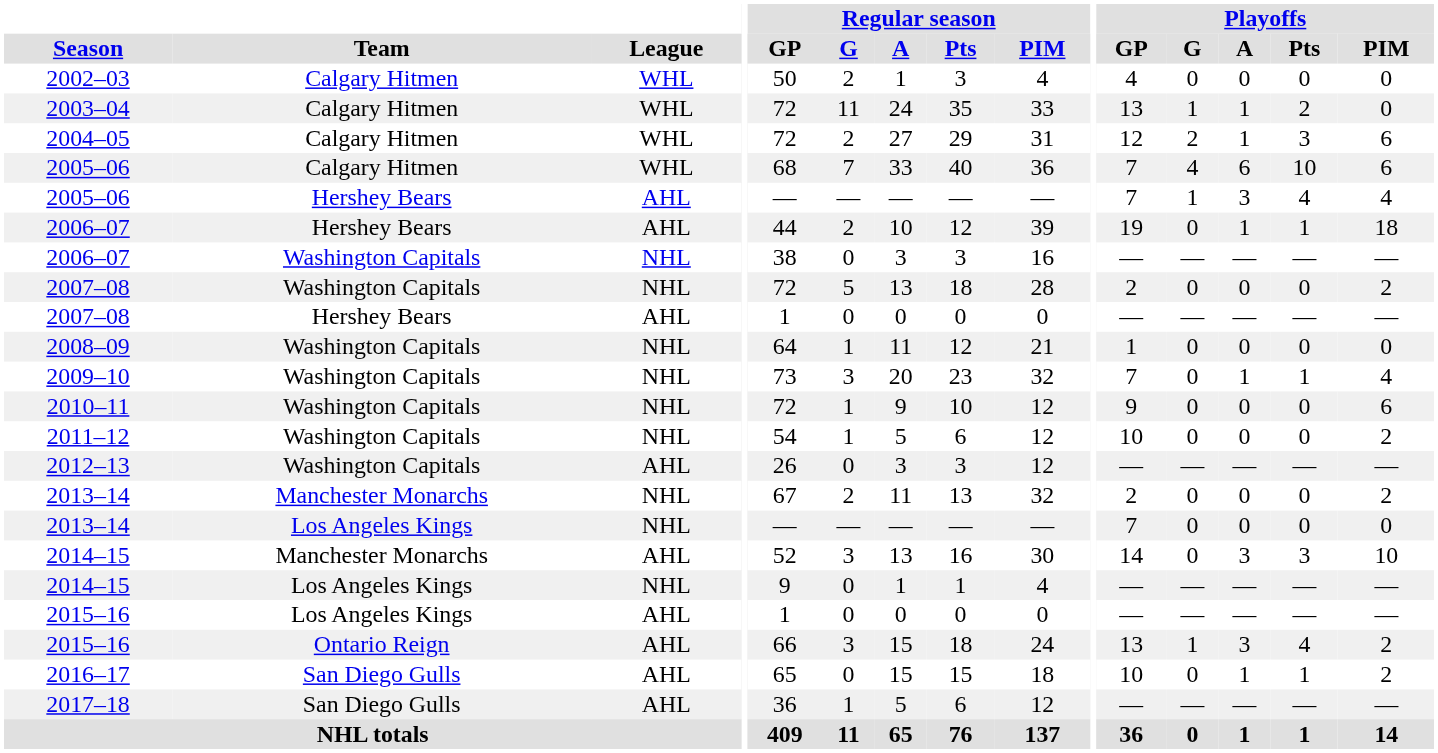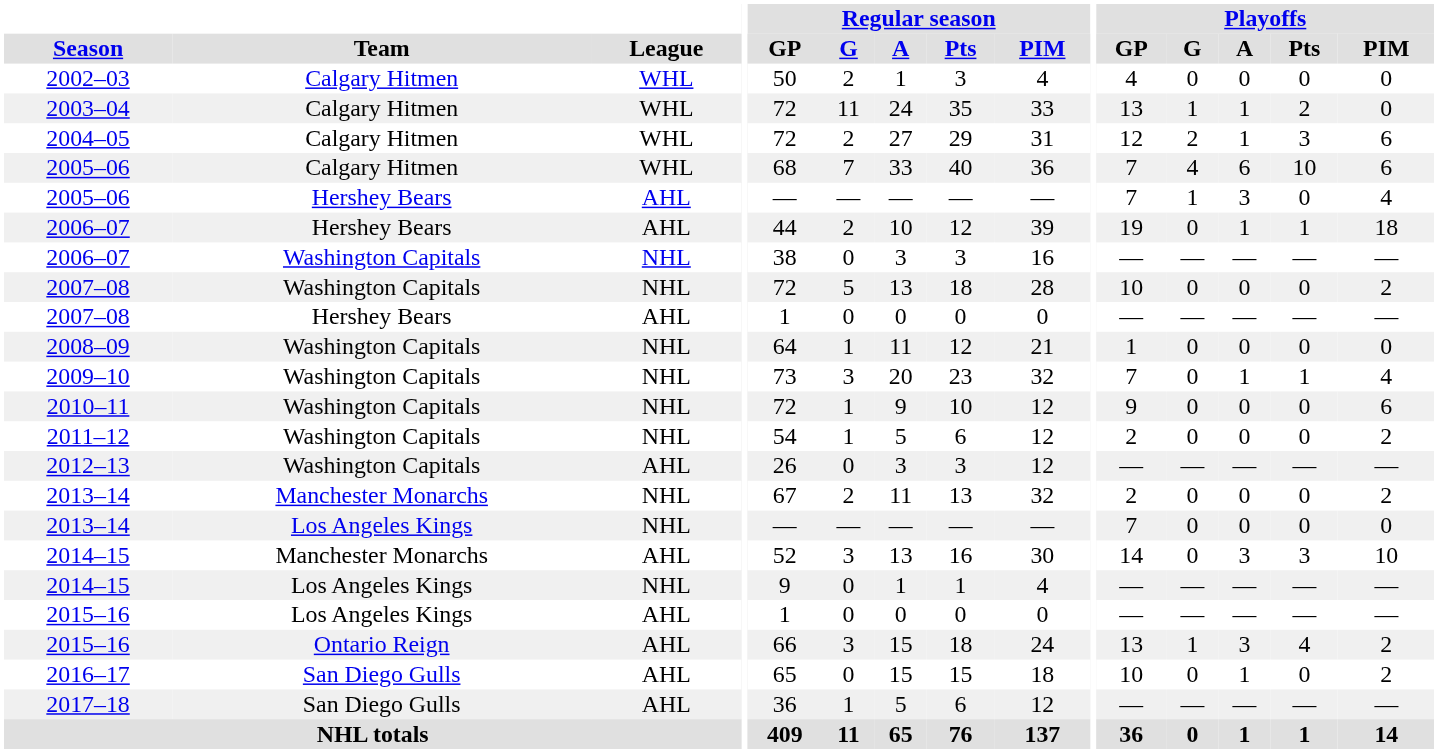(1304, 197) 4 -> (1304, 197) 0
(1131, 286) 2 -> (1131, 286) 10
(1131, 435) 10 -> (1131, 435) 2
(1304, 674) 1 -> (1304, 674) 0
